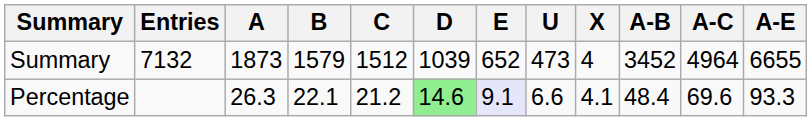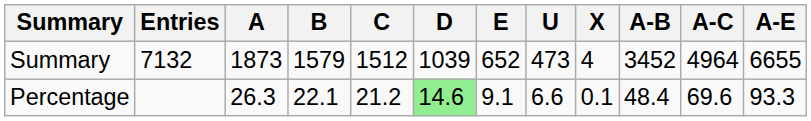(498, 97) lavender background -> (498, 97) no background
(597, 97) 4.1 -> (597, 97) 0.1
